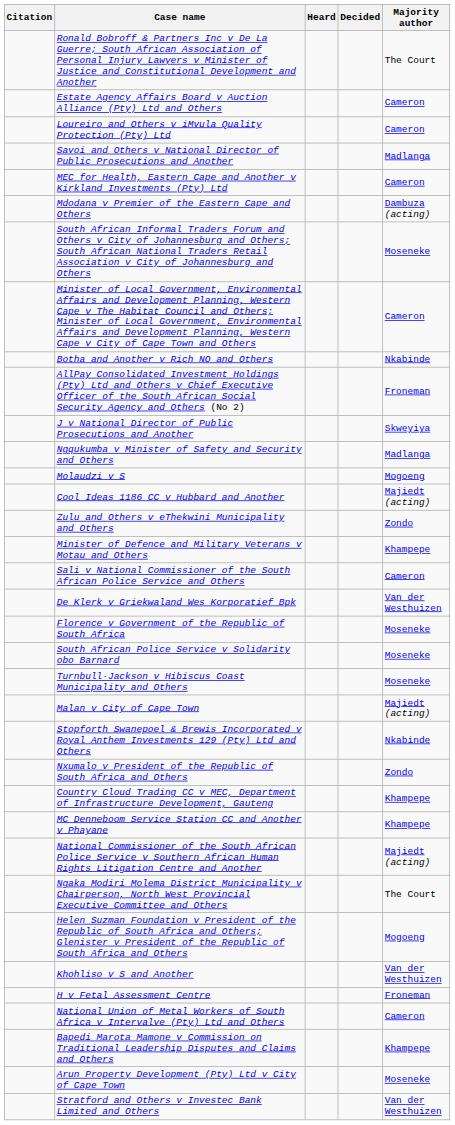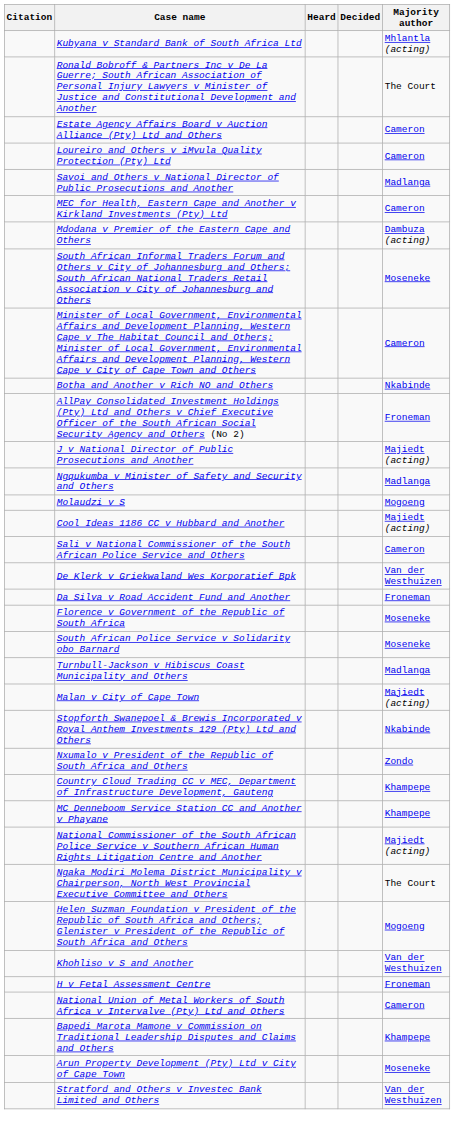+ row: (179, 44)
(407, 429) Skweyiya -> (407, 455) Majiedt (acting)
- row: (171, 523)
- row: (179, 550)
+ row: (173, 597)
(407, 682) Moseneke -> (407, 671) Madlanga
